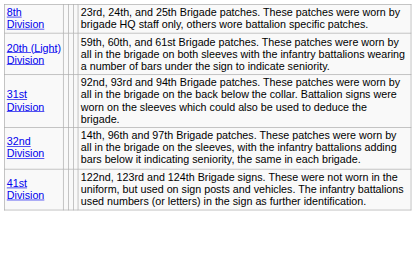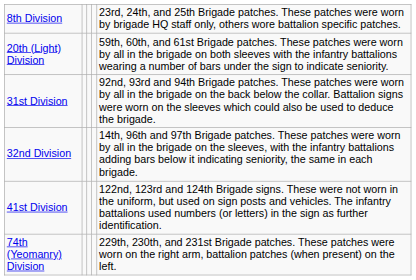+ row: (34, 254)
